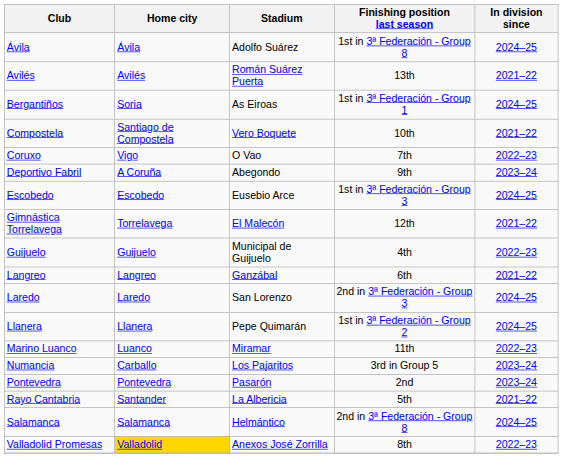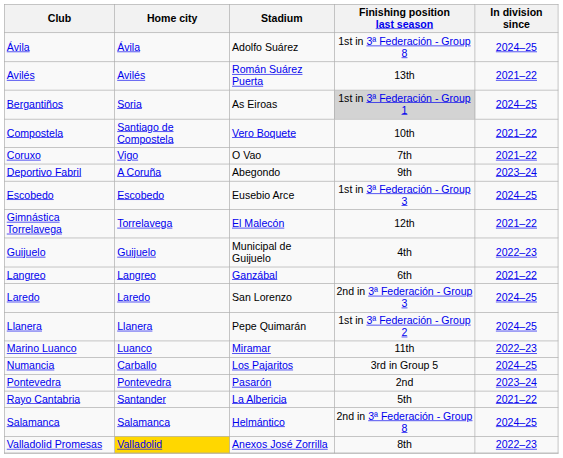(404, 104) no background -> (404, 104) lightgrey background
(516, 156) 2022–23 -> (516, 156) 2021–22
(516, 366) 2023–24 -> (516, 366) 2024–25
